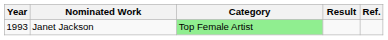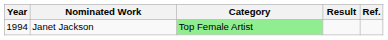(17, 27) 1993 -> (17, 27) 1994
